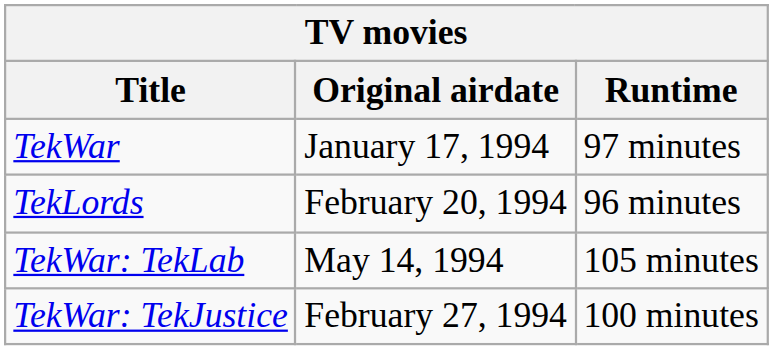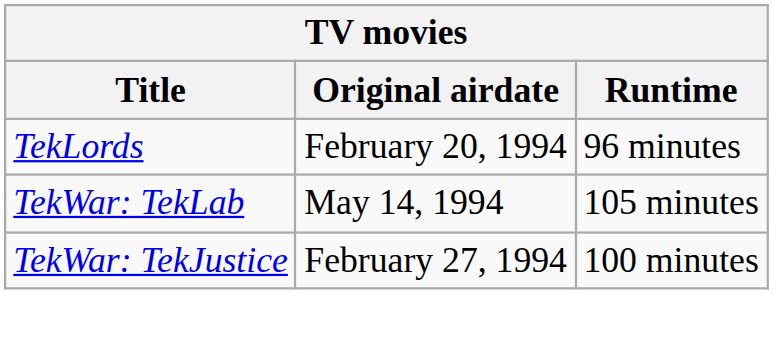- row: (67, 145)
